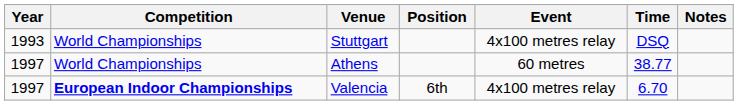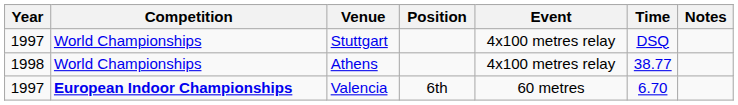(27, 41) 1993 -> (27, 41) 1997
(27, 65) 1997 -> (27, 65) 1998
(551, 65) 60 metres -> (551, 65) 4x100 metres relay
(551, 89) 4x100 metres relay -> (551, 89) 60 metres
